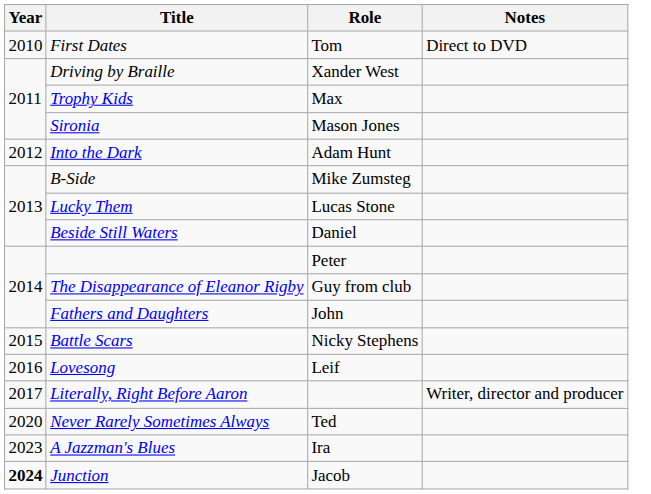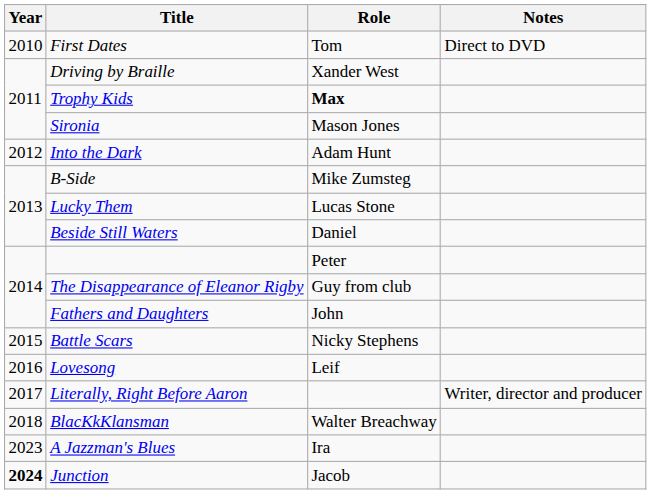(327, 98) normal -> (328, 98) bold
+ row: (110, 421)
- row: (160, 421)
